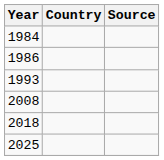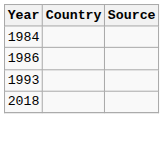- row: (24, 102)
- row: (24, 145)
